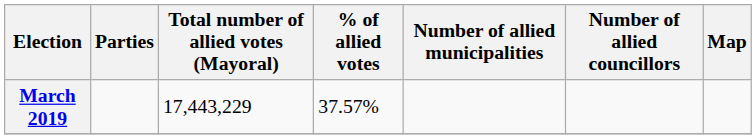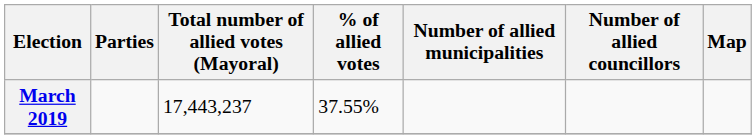(207, 106) 17,443,229 -> (207, 106) 17,443,237
(349, 106) 37.57% -> (349, 106) 37.55%
